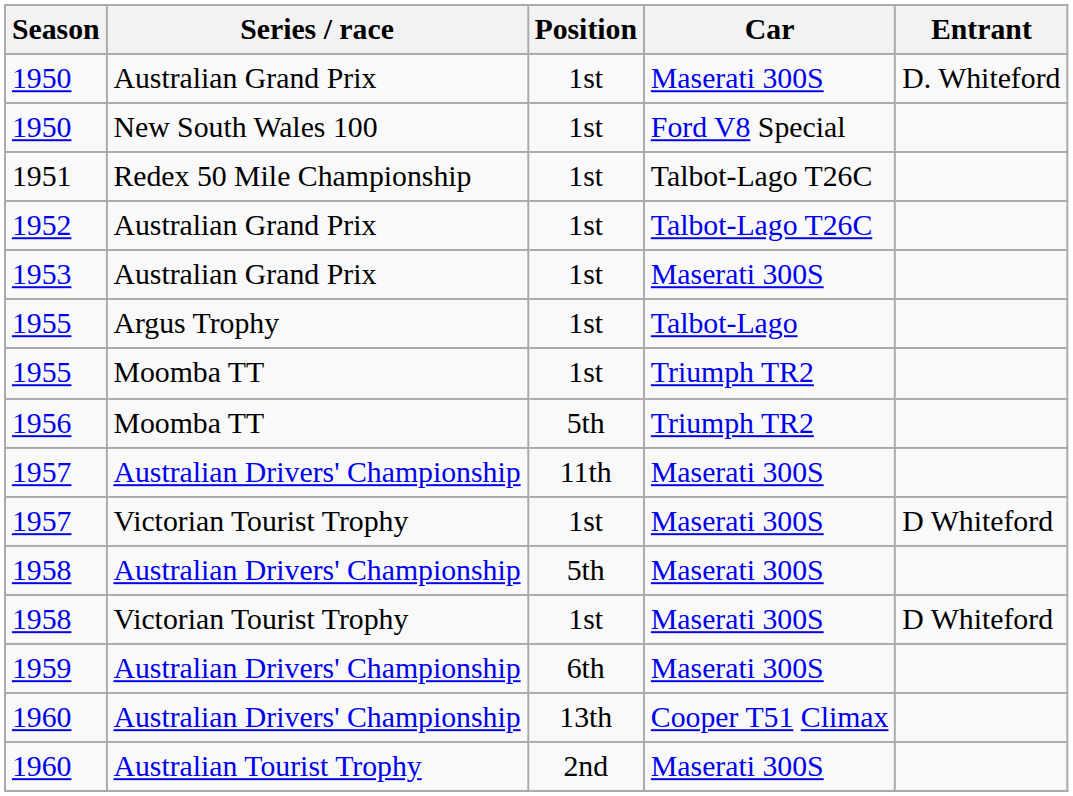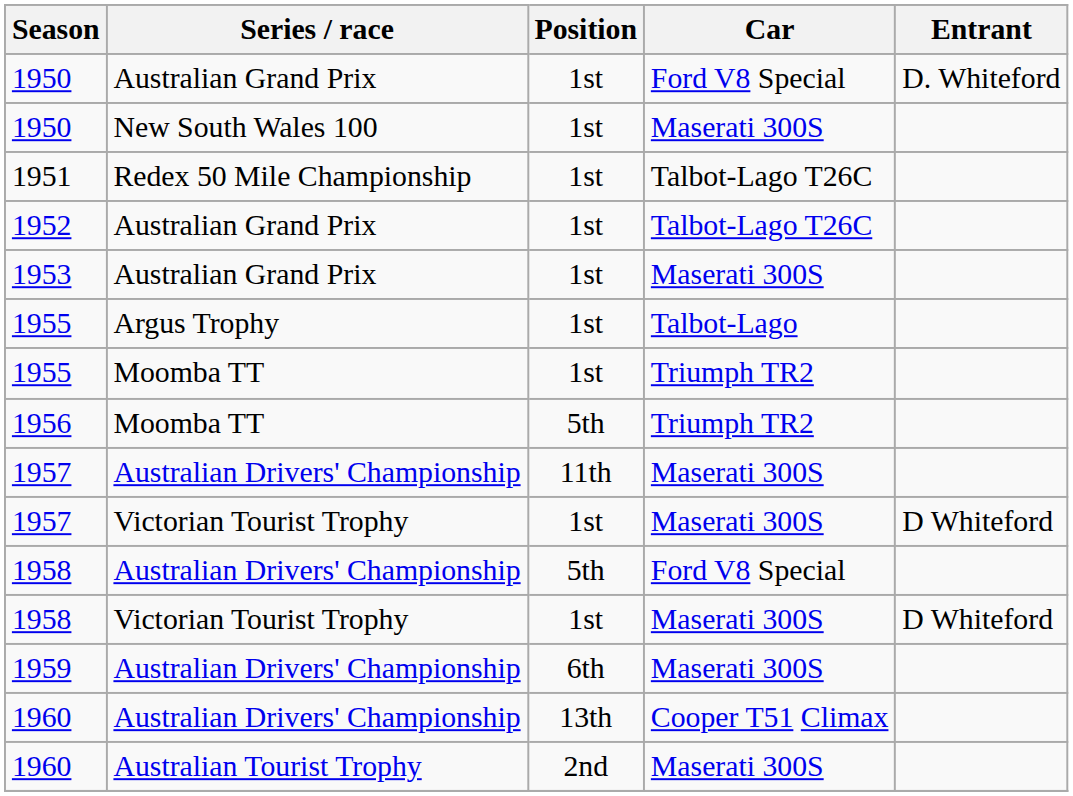(737, 78) Maserati 300S -> (748, 78) Ford V8 Special
(748, 127) Ford V8 Special -> (737, 127) Maserati 300S
(737, 569) Maserati 300S -> (748, 569) Ford V8 Special
